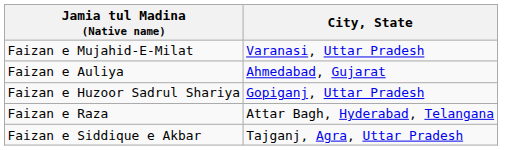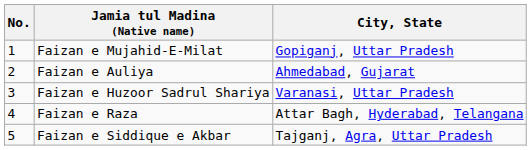+ column: (19, 22)
(335, 51) Varanasi, Uttar Pradesh -> (365, 51) Gopiganj, Uttar Pradesh
(335, 93) Gopiganj, Uttar Pradesh -> (365, 93) Varanasi, Uttar Pradesh
